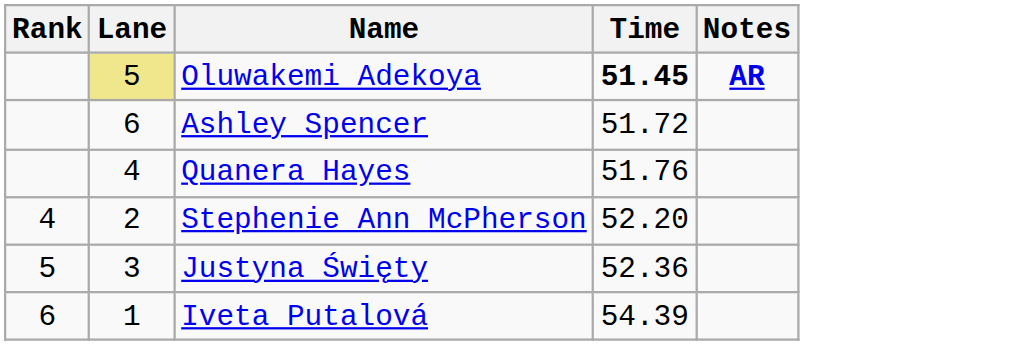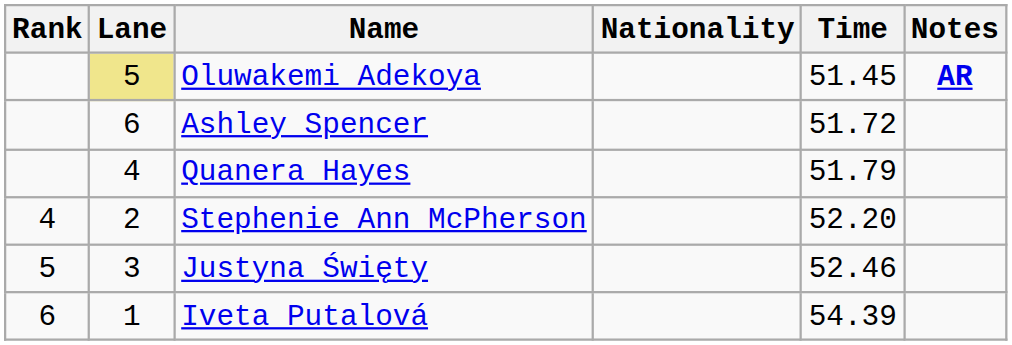+ column: (698, 29)
(645, 77) bold -> (853, 77) normal
(645, 173) 51.76 -> (853, 173) 51.79
(645, 268) 52.36 -> (853, 268) 52.46
